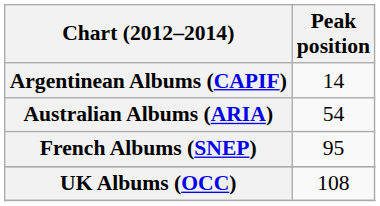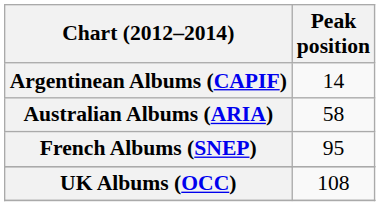(333, 114) 54 -> (333, 114) 58
